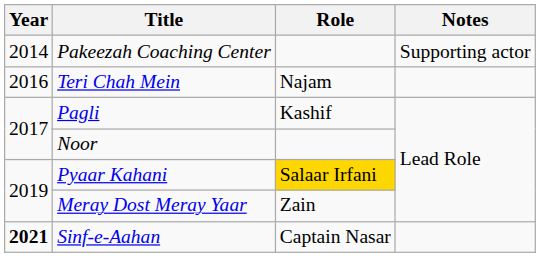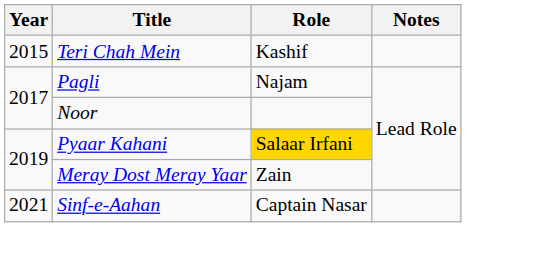- row: (164, 50)
(29, 81) 2016 -> (29, 50) 2015
(306, 81) Najam -> (282, 50) Kashif
(306, 112) Kashif -> (282, 81) Najam
(29, 236) bold -> (29, 205) normal
